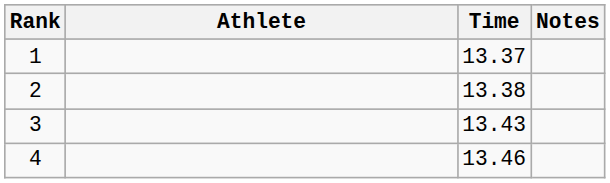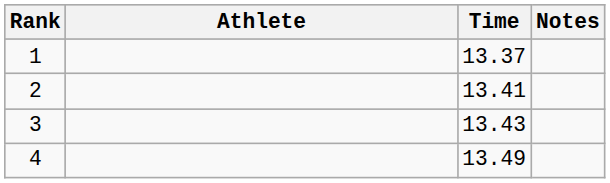(494, 91) 13.38 -> (494, 91) 13.41
(494, 160) 13.46 -> (494, 160) 13.49
